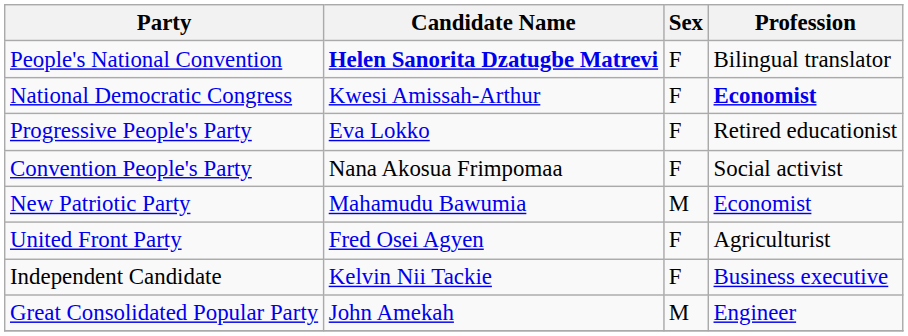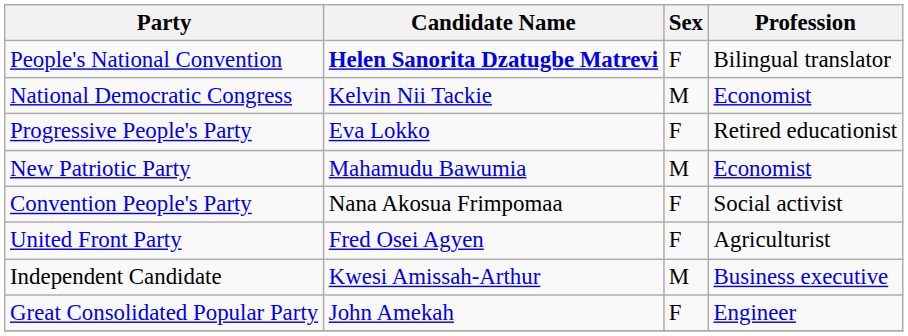(435, 95) Kwesi Amissah-Arthur -> (410, 95) Kelvin Nii Tackie
(675, 95) F -> (679, 95) M
(765, 95) bold -> (762, 95) normal
rows swapped: (100, 204) <-> (131, 167)
(410, 276) Kelvin Nii Tackie -> (435, 276) Kwesi Amissah-Arthur
(675, 276) F -> (679, 276) M
(679, 312) M -> (675, 312) F
